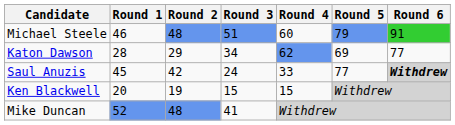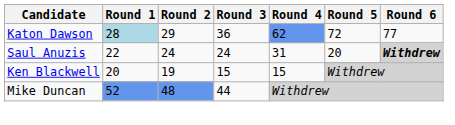- row: (57, 33)
(120, 53) no background -> (113, 33) lightblue background
(231, 53) 34 -> (224, 33) 36
(342, 53) 69 -> (335, 33) 72
(120, 72) 45 -> (113, 53) 22
(175, 72) 42 -> (168, 53) 24
(286, 72) 33 -> (279, 53) 31
(342, 72) 77 -> (335, 53) 20
(231, 110) 41 -> (224, 91) 44
